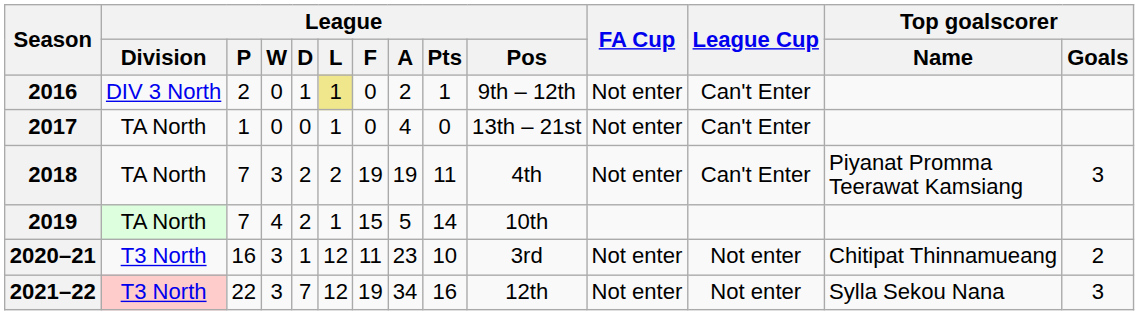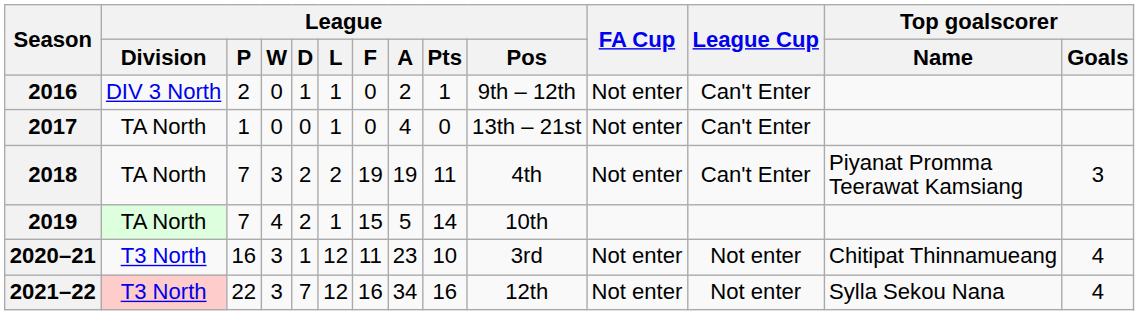(336, 92) khaki background -> (336, 92) no background
(1098, 256) 2 -> (1098, 256) 4
(370, 291) 19 -> (370, 291) 16
(1098, 291) 3 -> (1098, 291) 4
